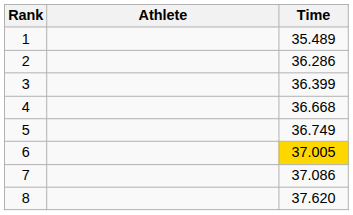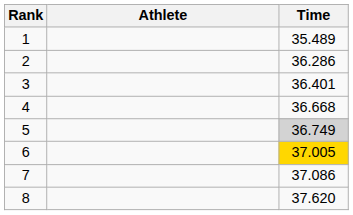(314, 84) 36.399 -> (314, 84) 36.401
(314, 130) no background -> (314, 130) lightgrey background
